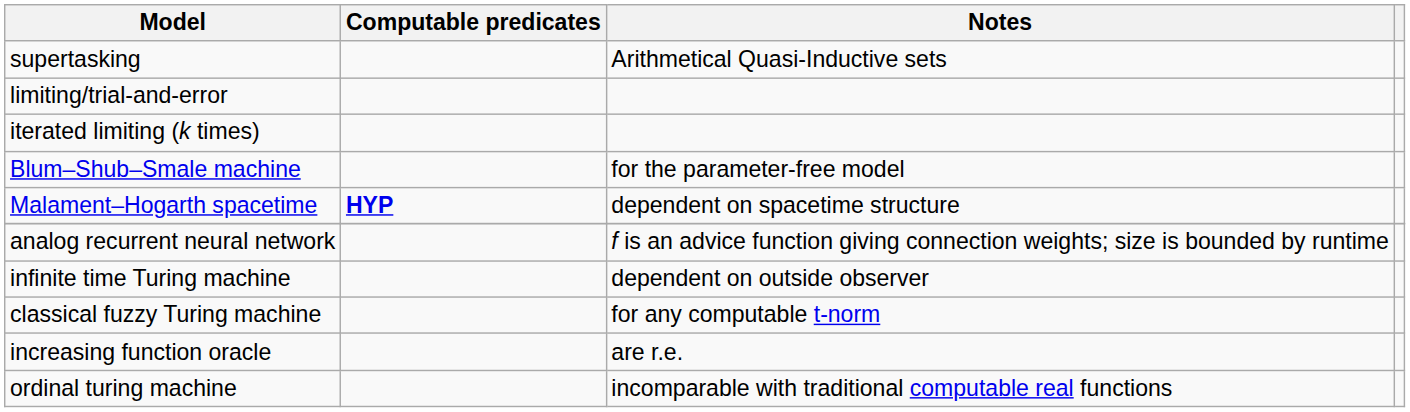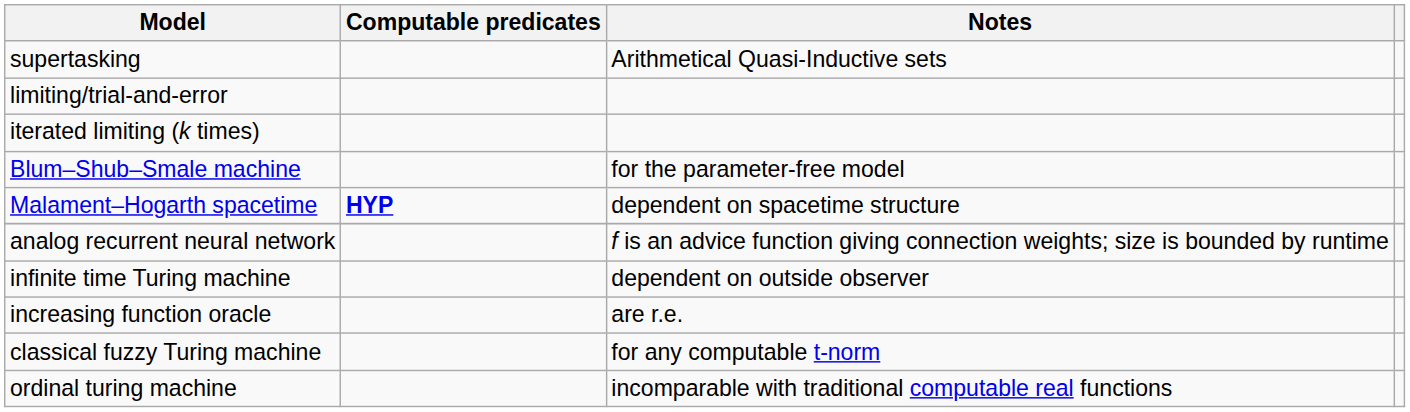rows swapped: (166, 315) <-> (141, 351)
